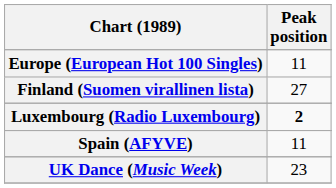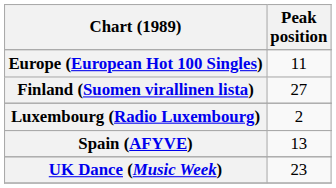(299, 116) bold -> (299, 116) normal
(299, 143) 11 -> (299, 143) 13
